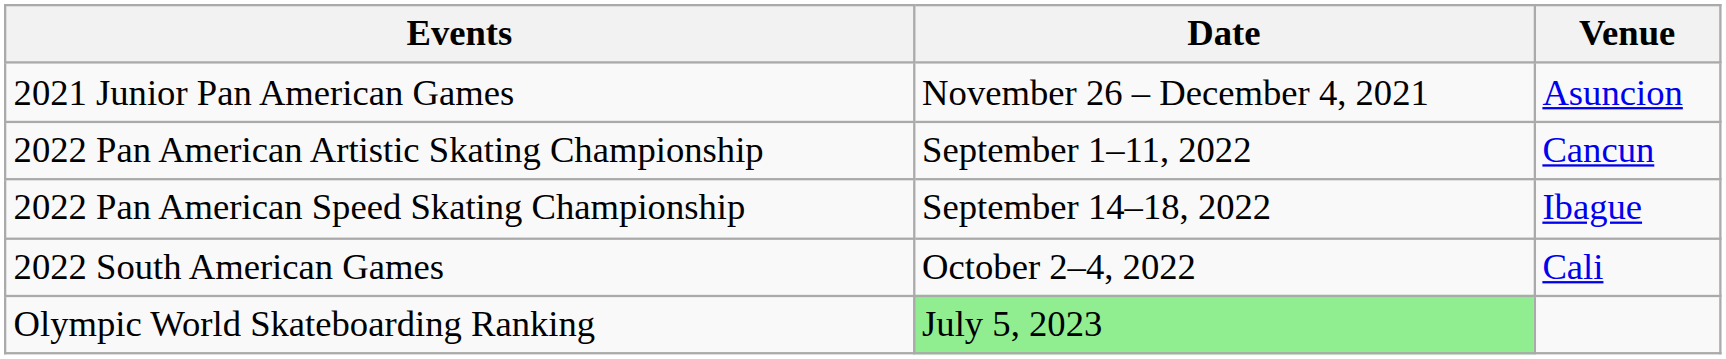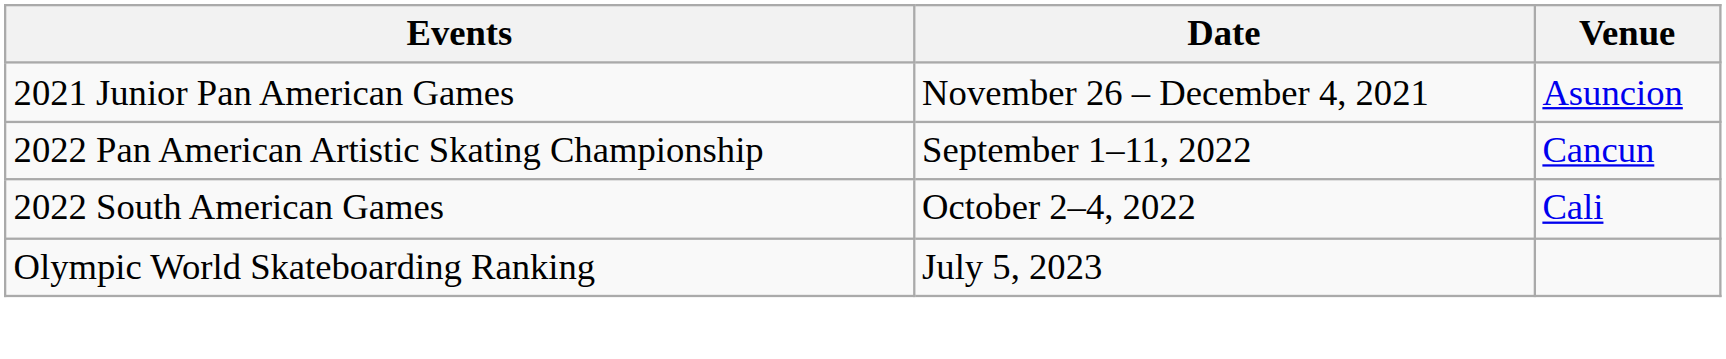- row: (379, 207)
(1012, 324) lightgreen background -> (1012, 265) no background
